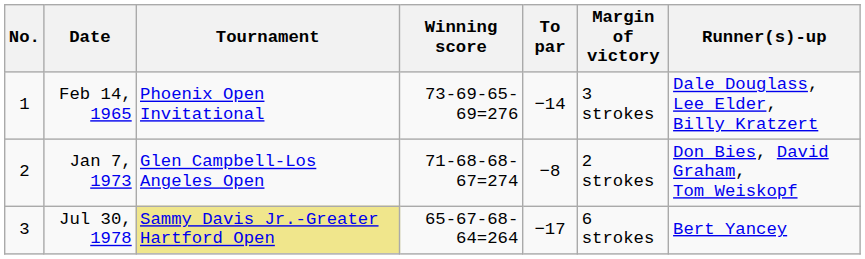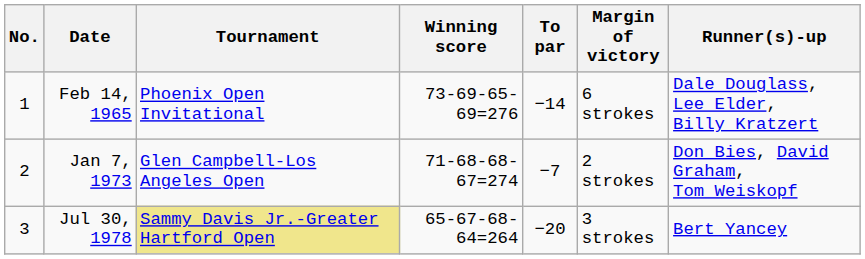(618, 106) 3 strokes -> (618, 106) 6 strokes
(550, 173) −8 -> (550, 173) −7
(550, 230) −17 -> (550, 230) −20
(618, 230) 6 strokes -> (618, 230) 3 strokes
